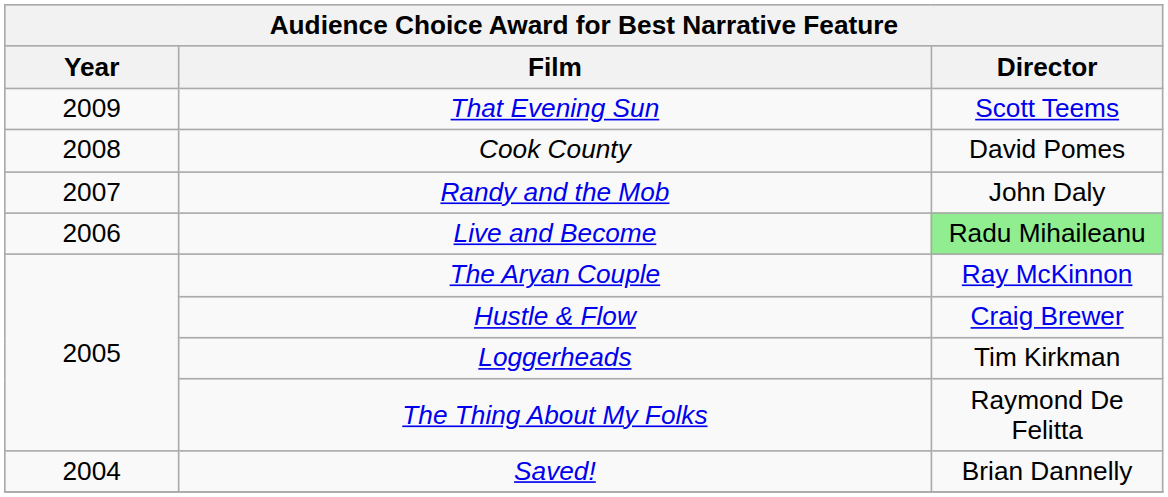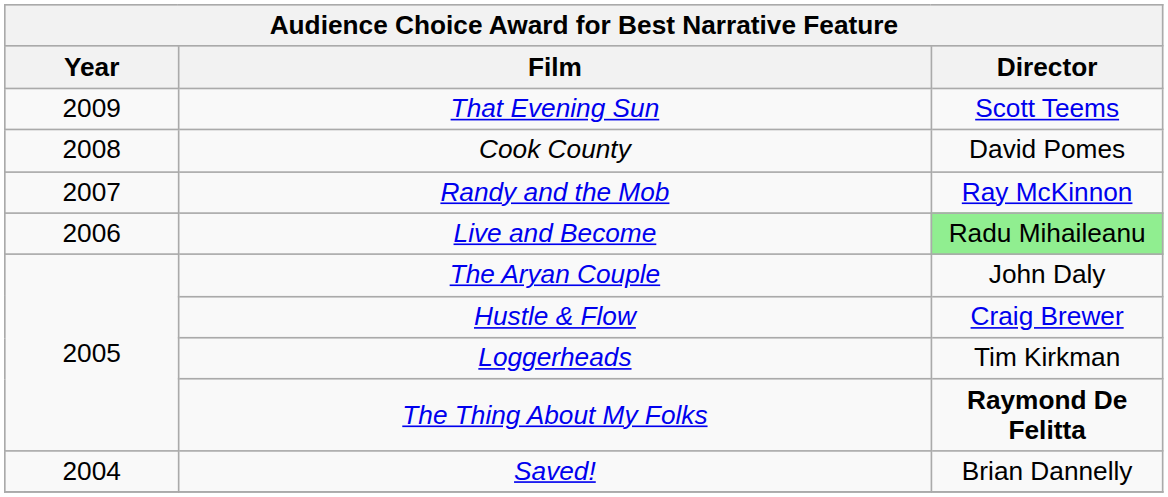(1047, 191) John Daly -> (1047, 191) Ray McKinnon
(1047, 274) Ray McKinnon -> (1047, 274) John Daly
(1047, 414) normal -> (1047, 414) bold
